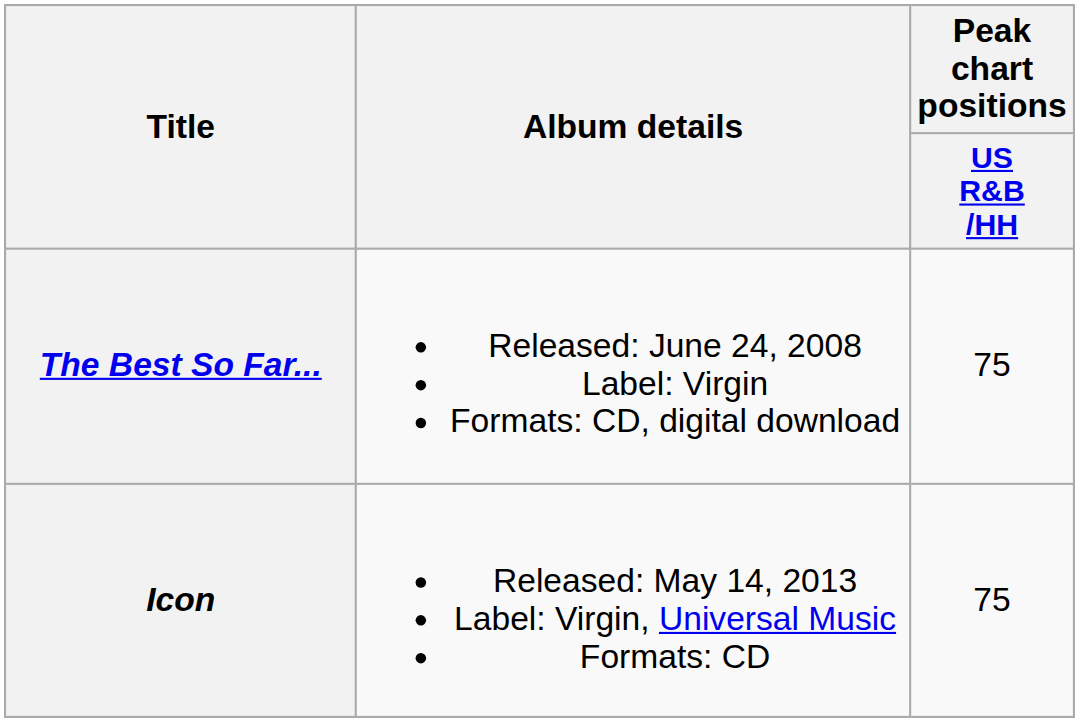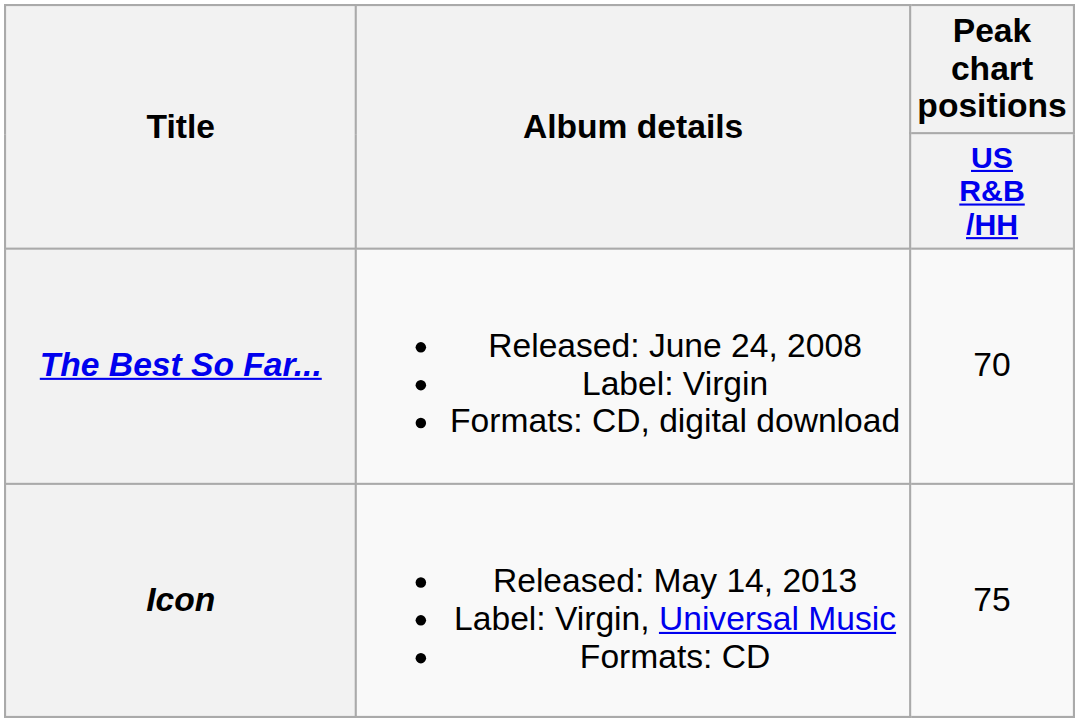(992, 365) 75 -> (992, 365) 70
